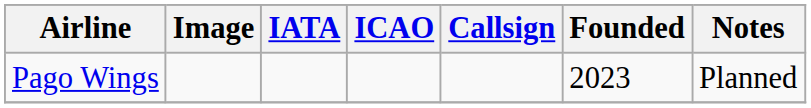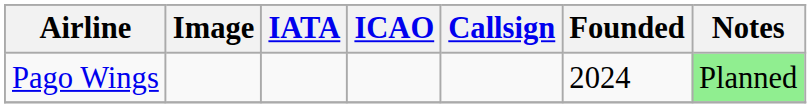(600, 77) 2023 -> (600, 77) 2024
(748, 77) no background -> (748, 77) lightgreen background
